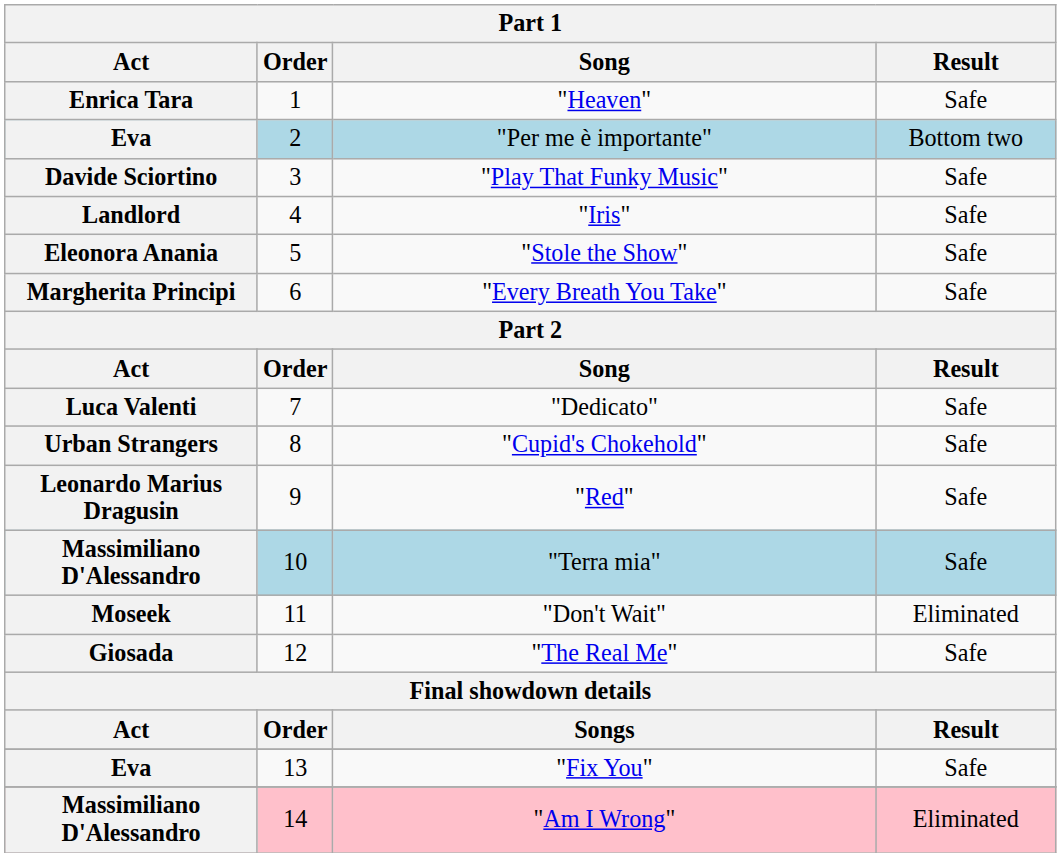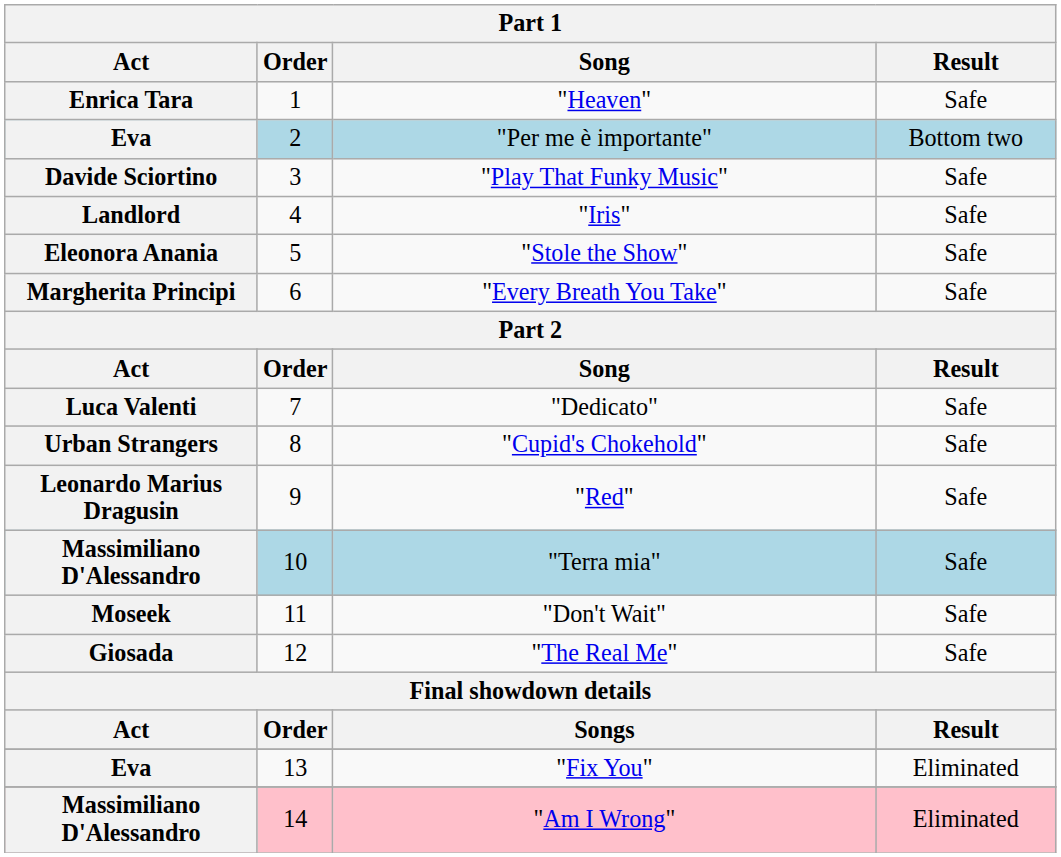(966, 614) Eliminated -> (966, 614) Safe
(966, 767) Safe -> (966, 767) Eliminated
